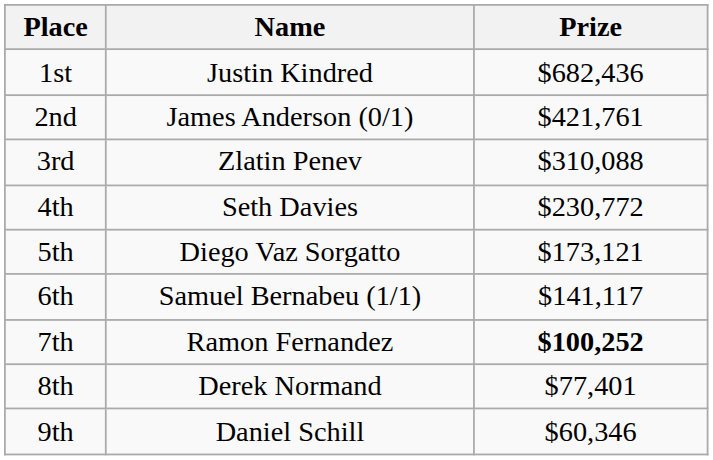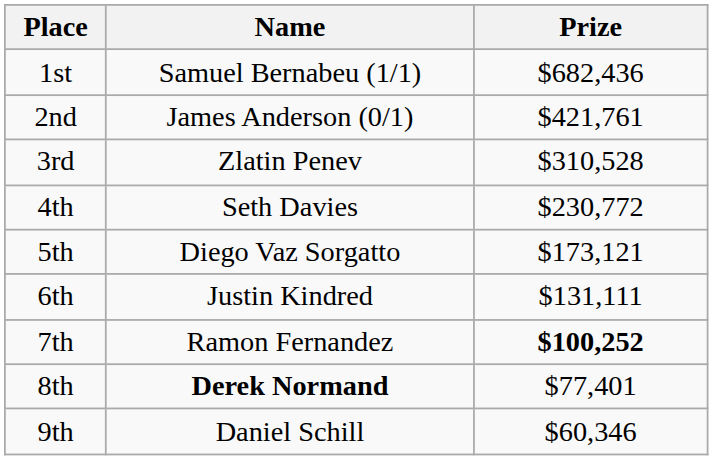(290, 71) Justin Kindred -> (290, 71) Samuel Bernabeu (1/1)
(591, 161) $310,088 -> (591, 161) $310,528
(290, 296) Samuel Bernabeu (1/1) -> (290, 296) Justin Kindred
(591, 296) $141,117 -> (591, 296) $131,111
(290, 386) normal -> (290, 386) bold
